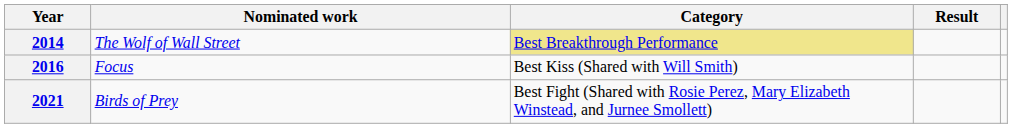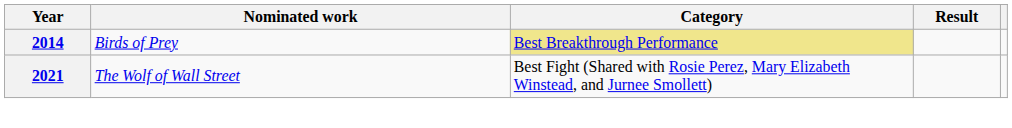(167, 42) The Wolf of Wall Street -> (136, 42) Birds of Prey
- row: (48, 67)
(136, 101) Birds of Prey -> (167, 76) The Wolf of Wall Street
